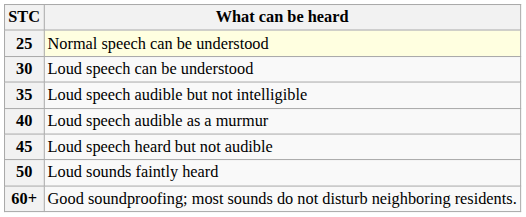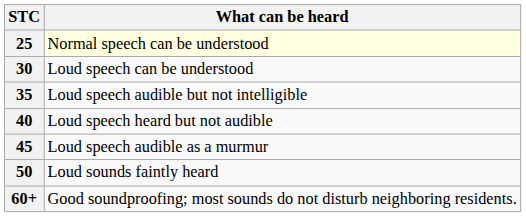(158, 120) Loud speech audible as a murmur -> (160, 120) Loud speech heard but not audible
(160, 146) Loud speech heard but not audible -> (158, 146) Loud speech audible as a murmur
